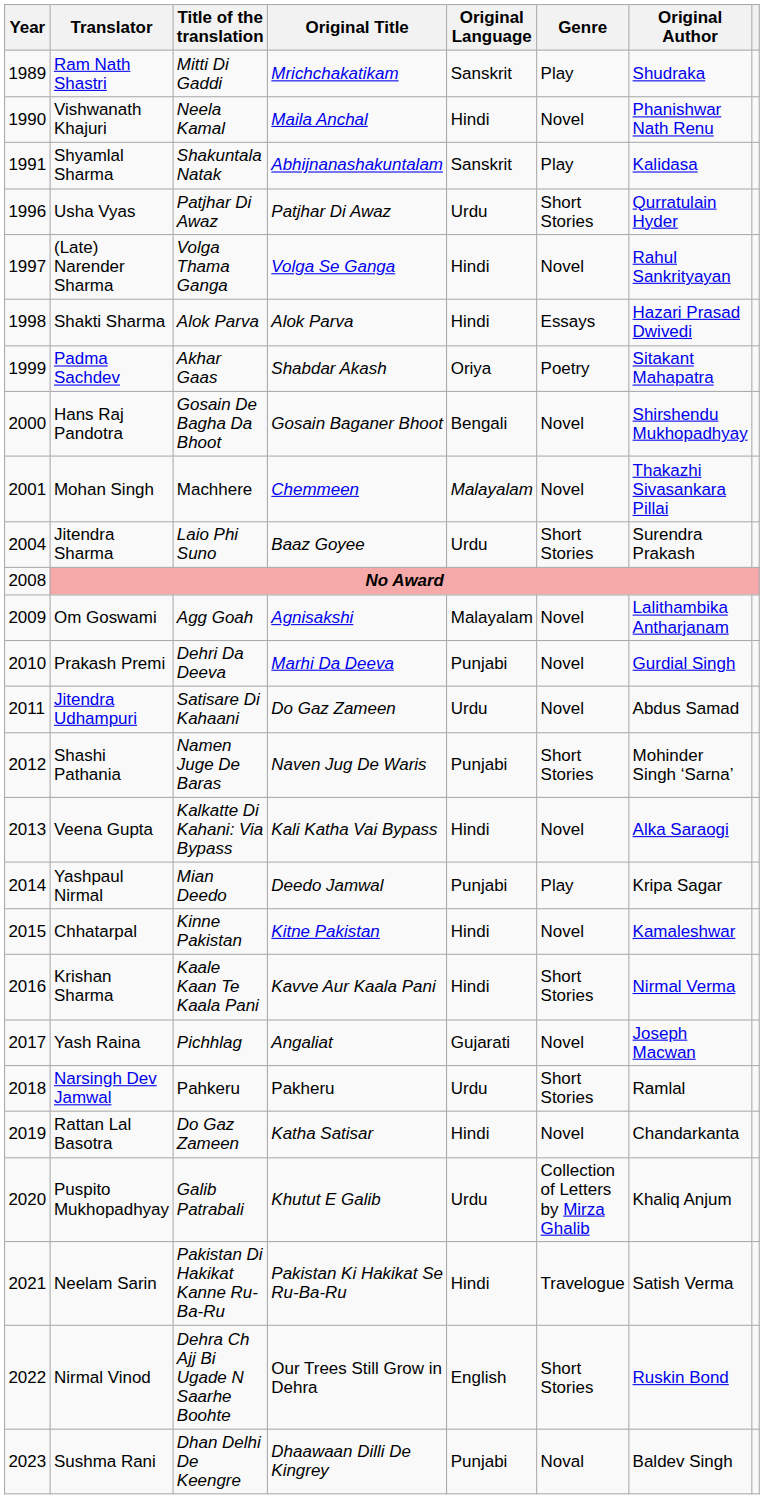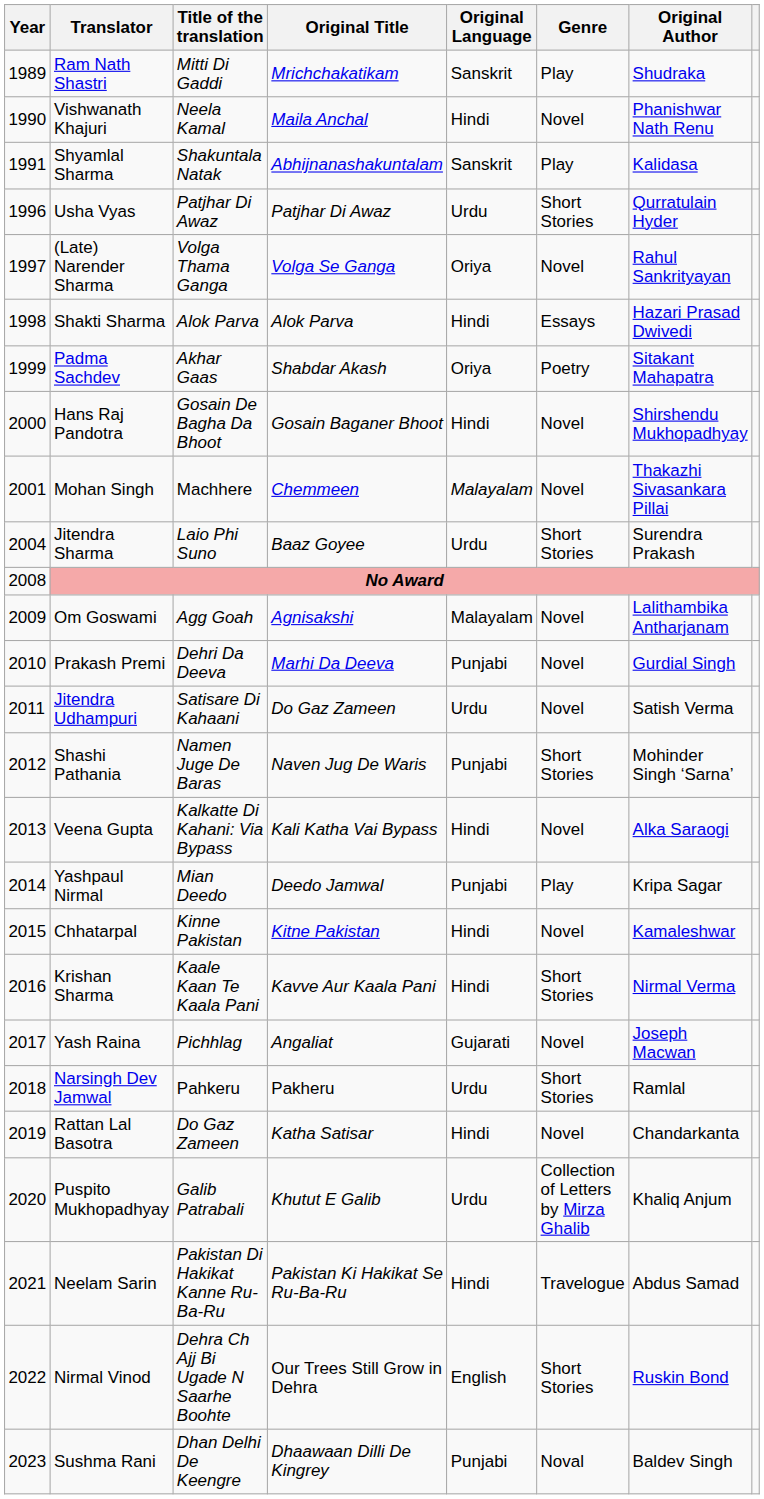(470, 266) Hindi -> (471, 266) Oriya
(479, 423) Bengali -> (470, 423) Hindi
(686, 709) Abdus Samad -> (683, 709) Satish Verma
(683, 1283) Satish Verma -> (686, 1283) Abdus Samad
